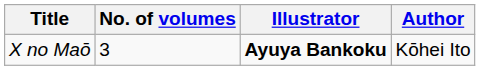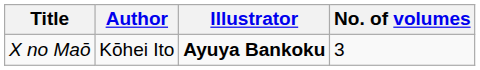columns swapped: (433, 19) <-> (167, 19)
